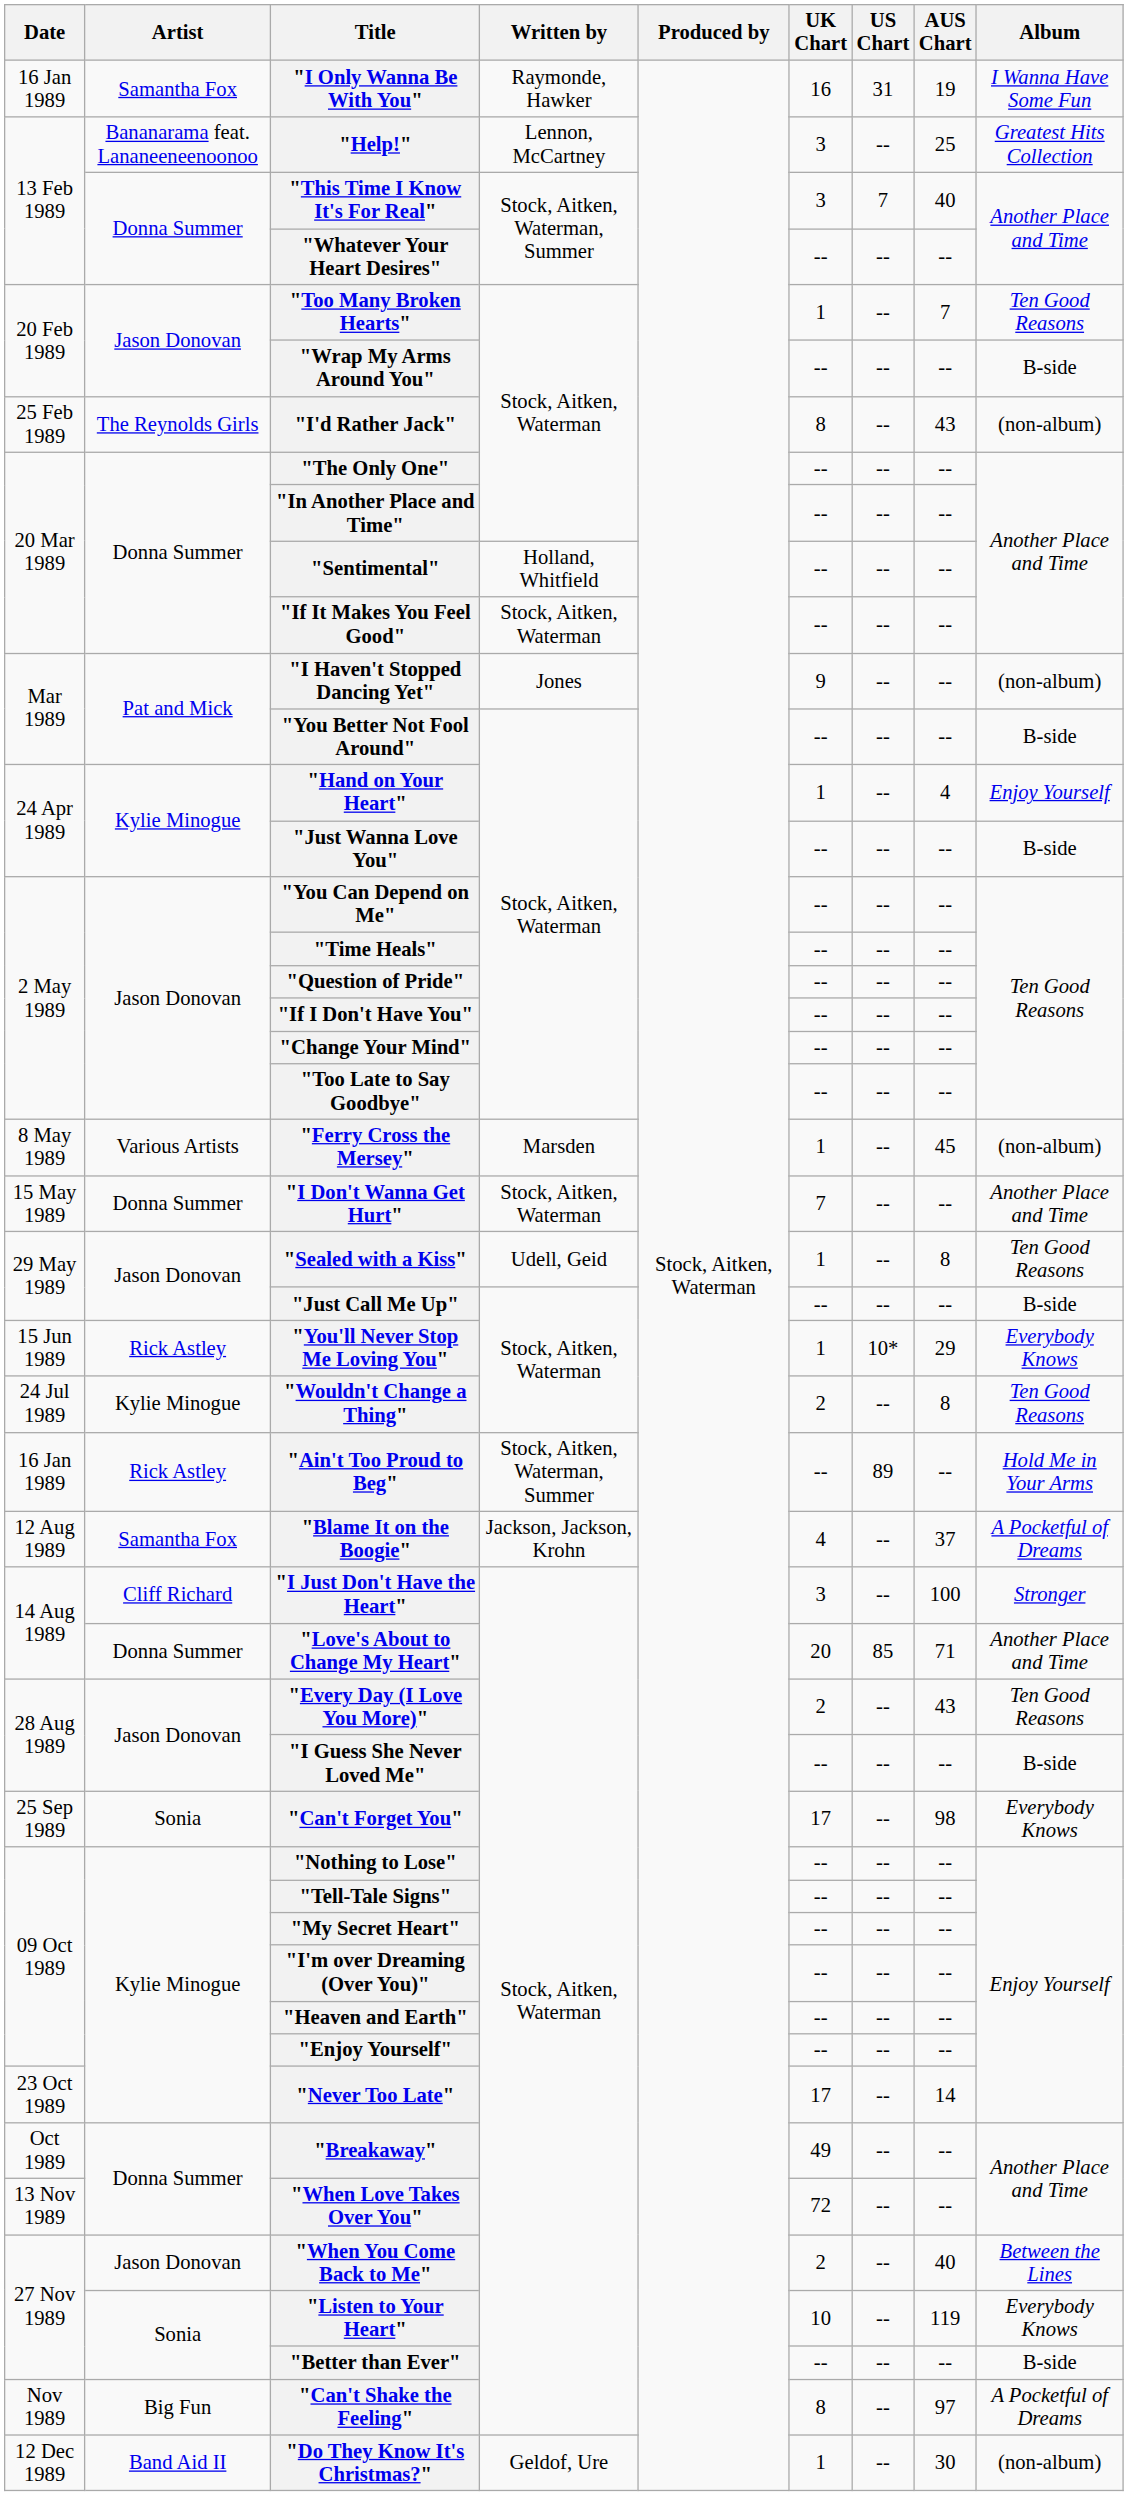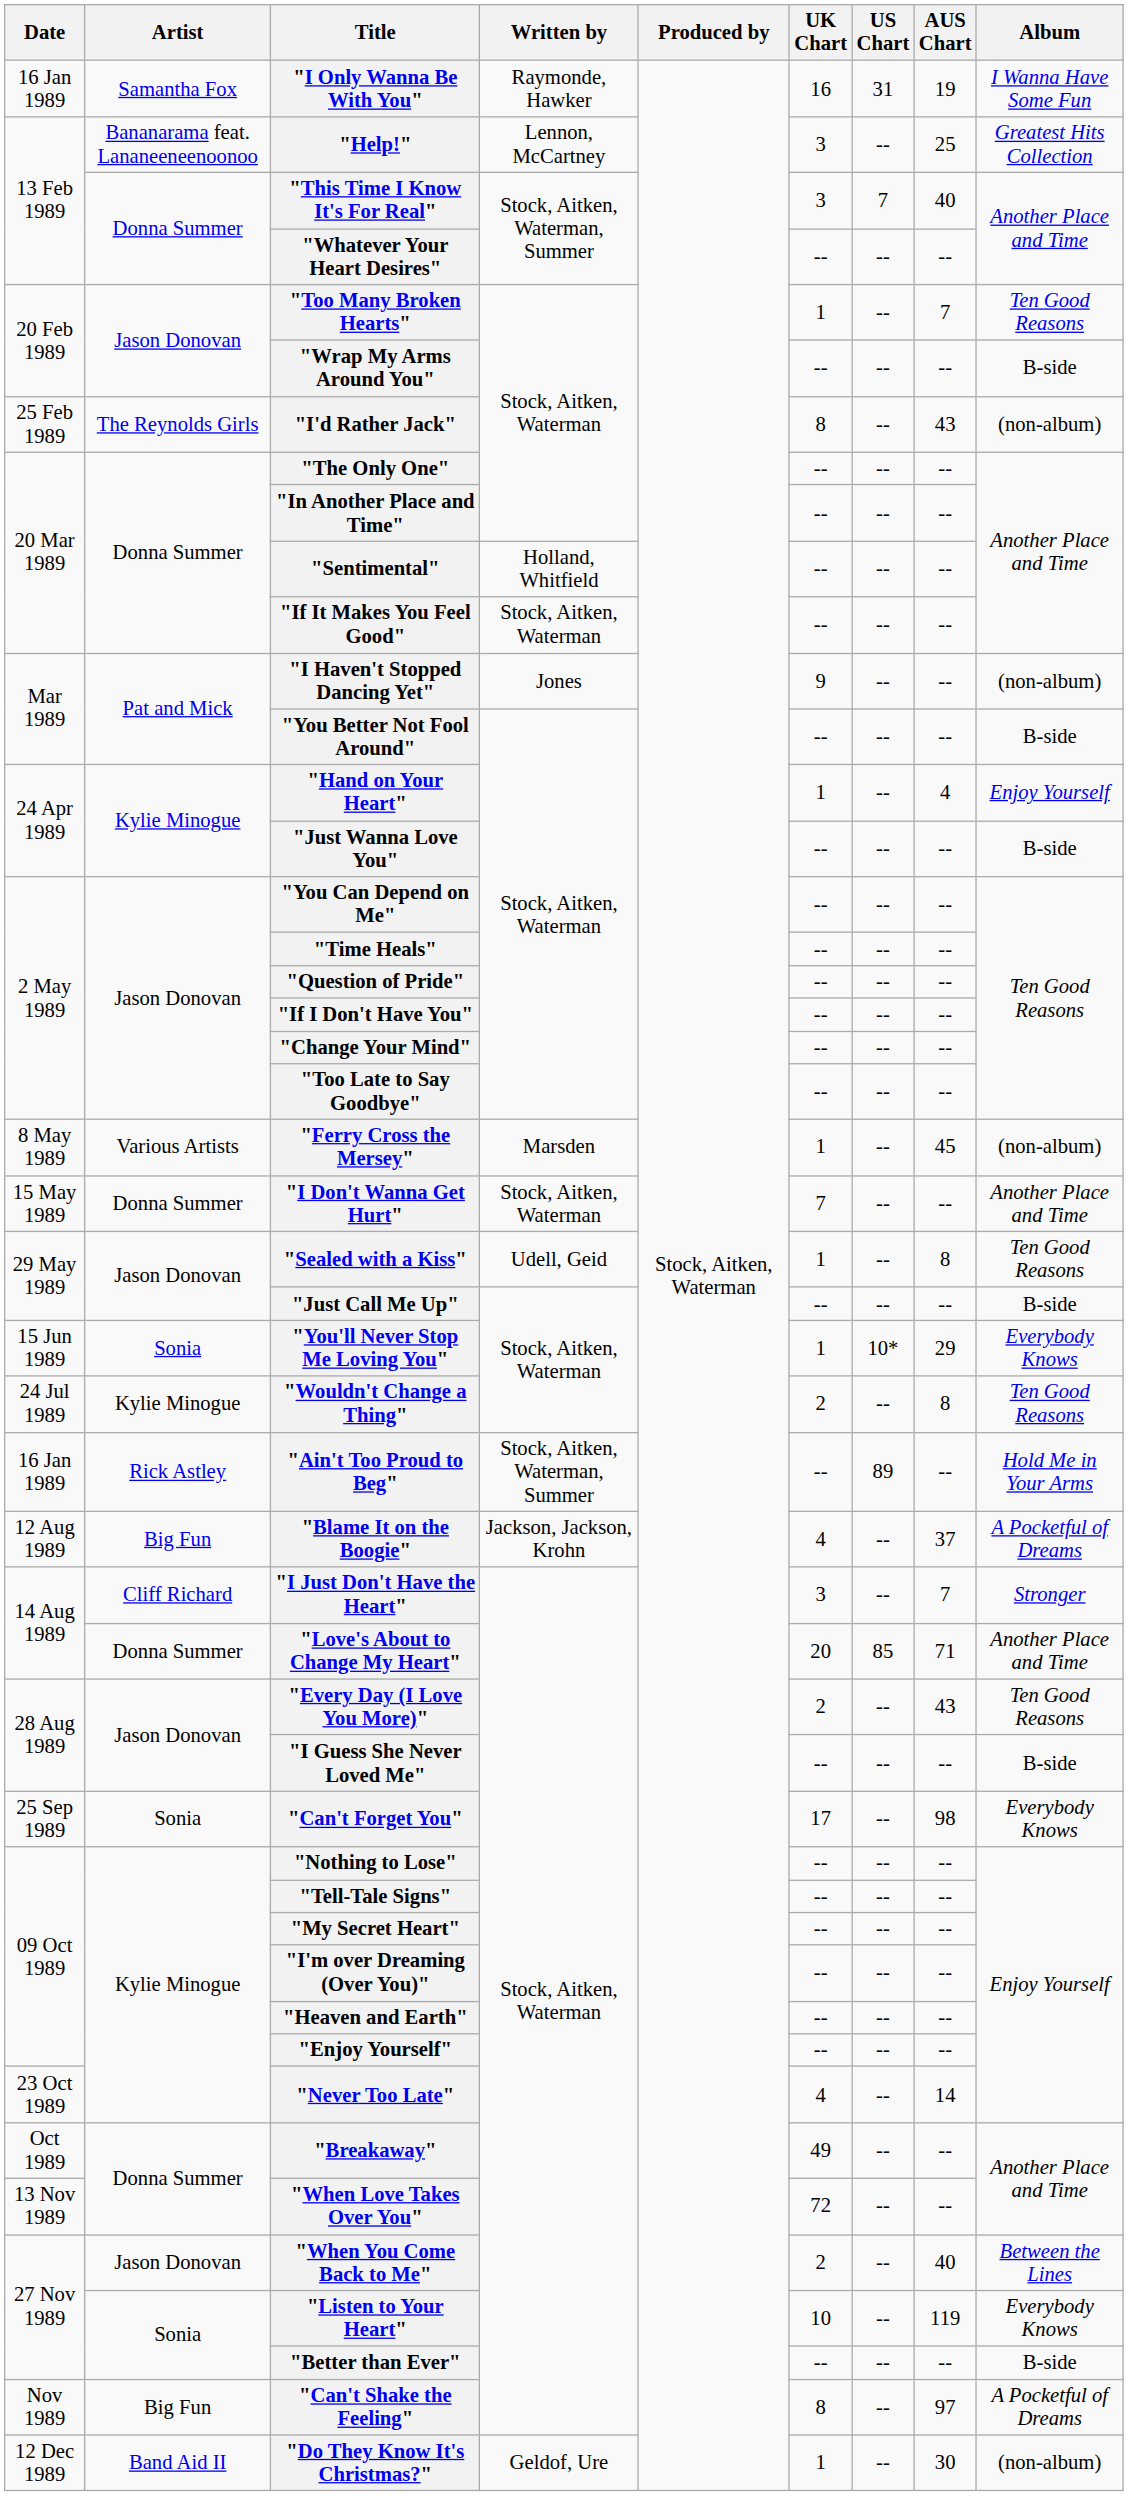(178, 1347) Rick Astley -> (178, 1347) Sonia
(178, 1539) Samantha Fox -> (178, 1539) Big Fun
(945, 1594) 100 -> (945, 1594) 7
(821, 2094) 17 -> (821, 2094) 4
